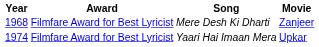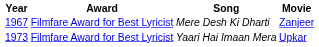(17, 23) 1968 -> (17, 23) 1967
(17, 37) 1974 -> (17, 37) 1973
